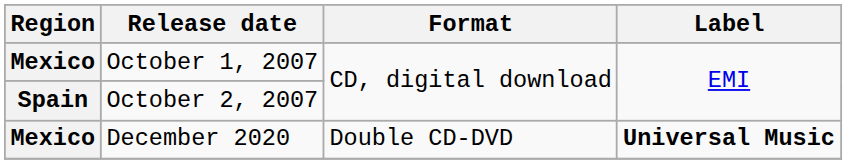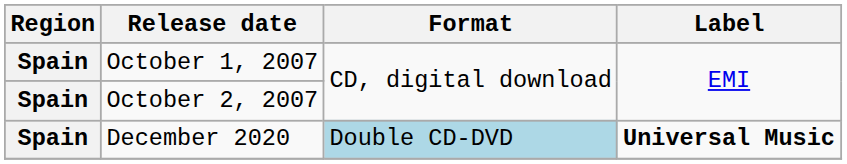(53, 62) Mexico -> (53, 62) Spain
(53, 139) Mexico -> (53, 139) Spain
(421, 139) no background -> (421, 139) lightblue background
